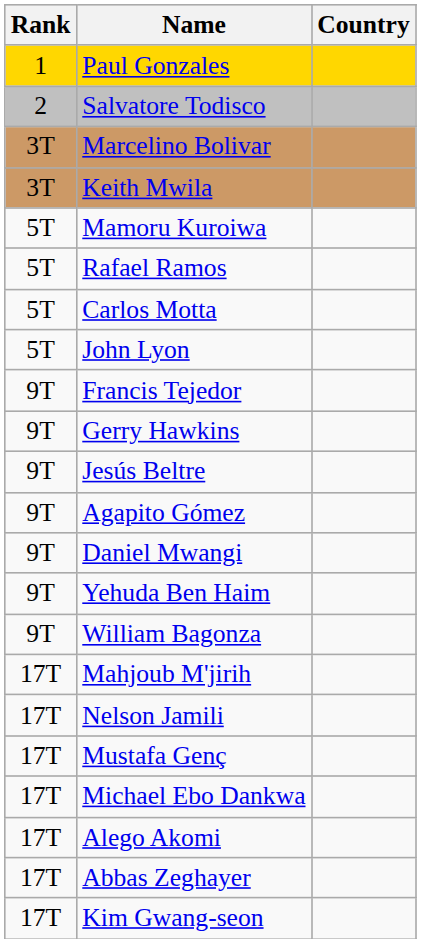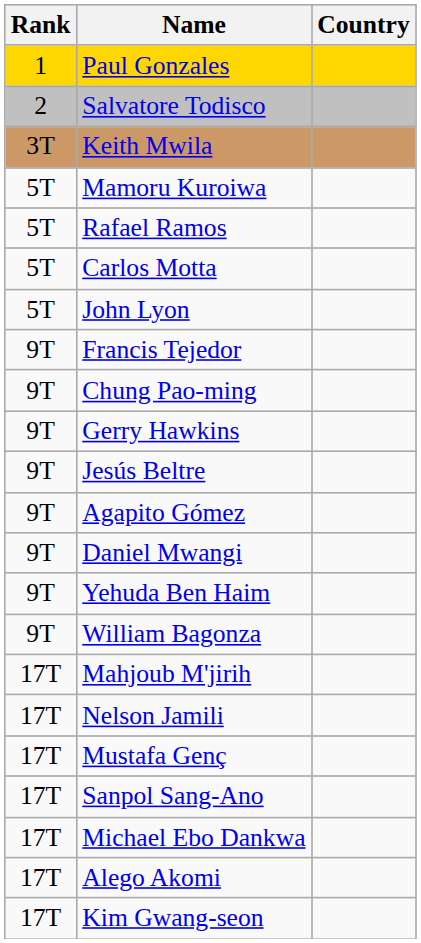- row: (176, 146)
+ row: (169, 390)
+ row: (173, 796)
- row: (167, 877)
